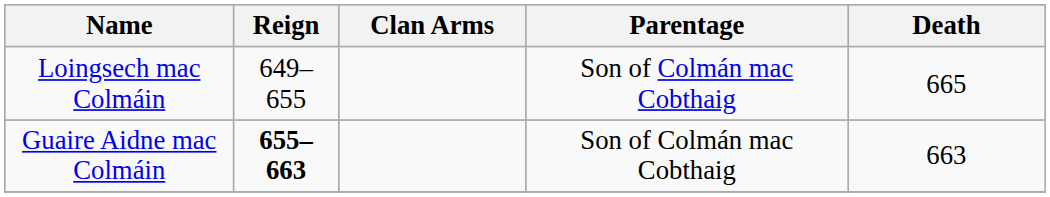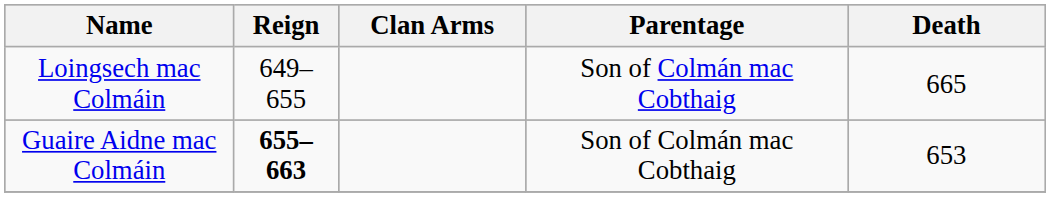(946, 155) 663 -> (946, 155) 653
